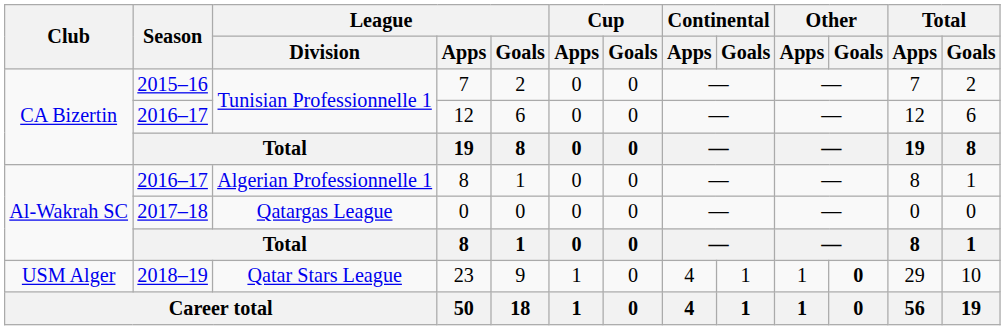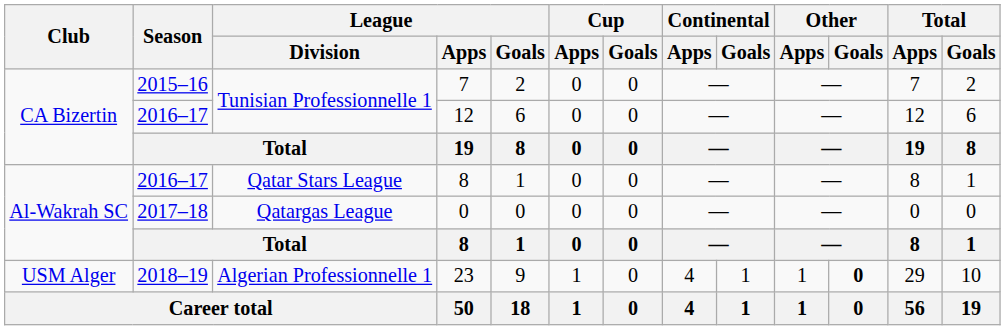(325, 180) Algerian Professionnelle 1 -> (325, 180) Qatar Stars League
(325, 276) Qatar Stars League -> (325, 276) Algerian Professionnelle 1
